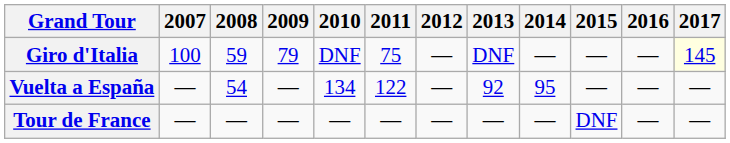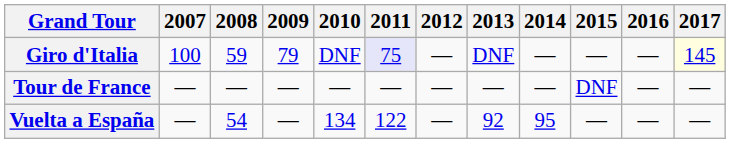(391, 54) no background -> (391, 54) lavender background
rows swapped: (82, 120) <-> (82, 87)
